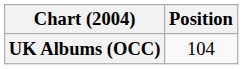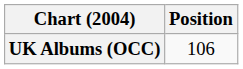(201, 48) 104 -> (201, 48) 106
